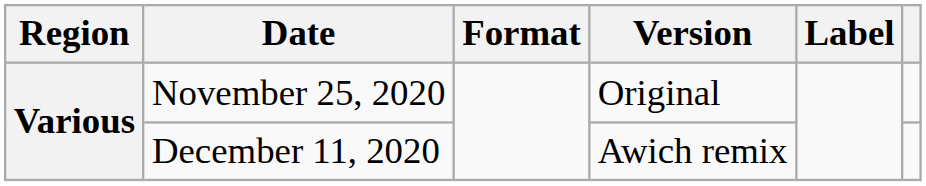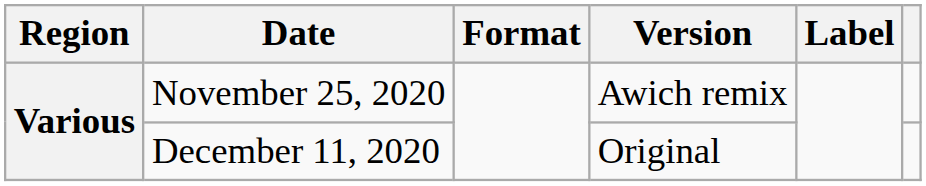(659, 92) Original -> (693, 92) Awich remix
(693, 150) Awich remix -> (659, 150) Original
